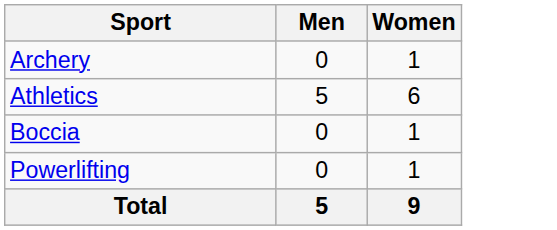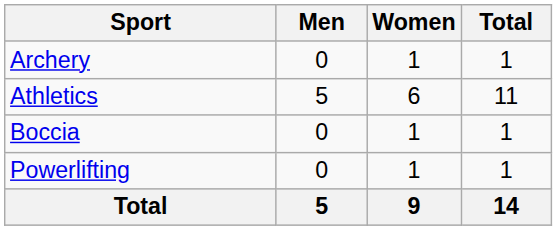+ column: (506, 22)
